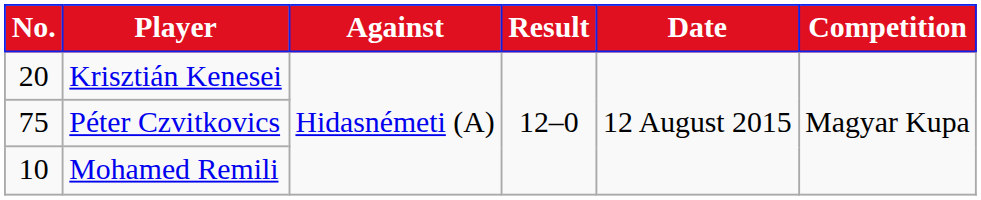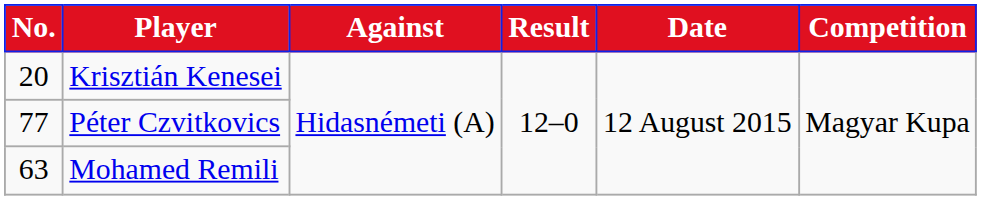(34, 122) 75 -> (34, 122) 77
(34, 169) 10 -> (34, 169) 63
